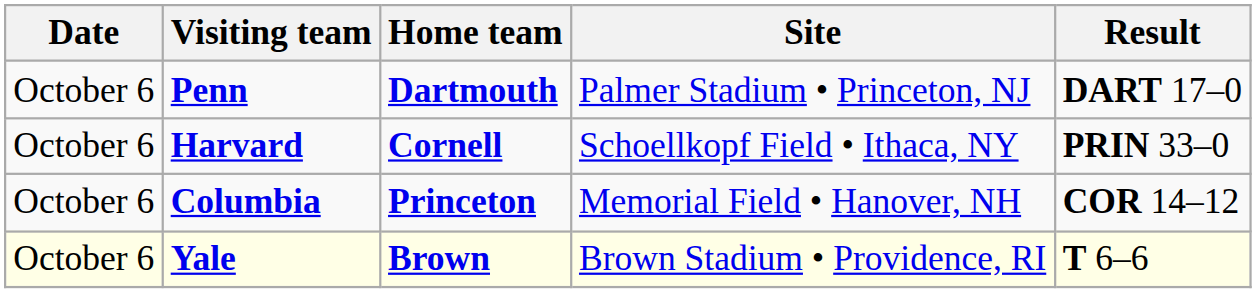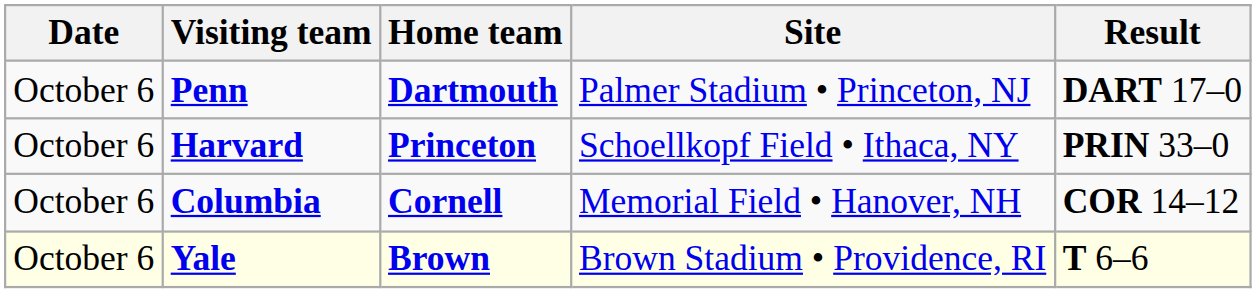(445, 145) Cornell -> (462, 145) Princeton
(462, 201) Princeton -> (445, 201) Cornell
